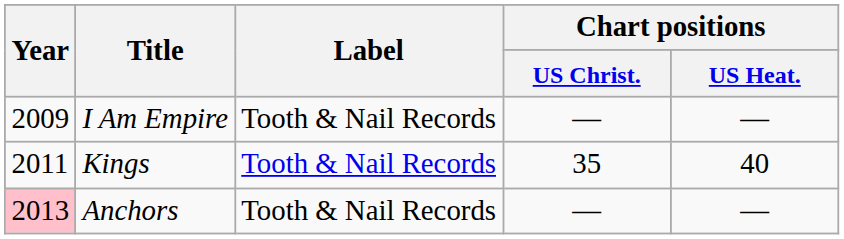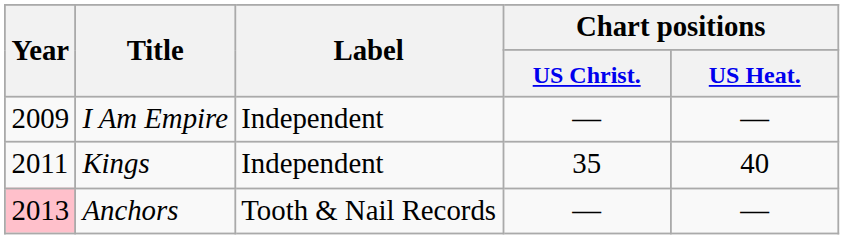(369, 118) Tooth & Nail Records -> (312, 118) Independent
(369, 164) Tooth & Nail Records -> (312, 164) Independent
